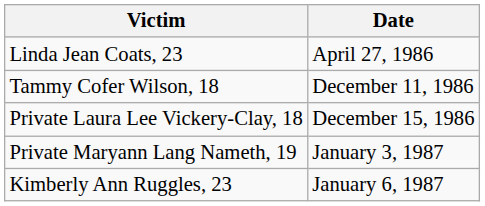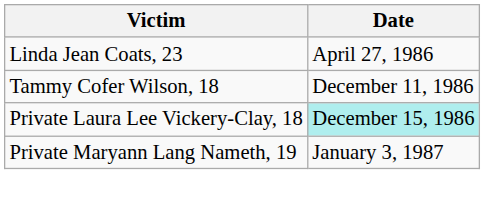(393, 119) no background -> (393, 119) paleturquoise background
- row: (121, 184)
